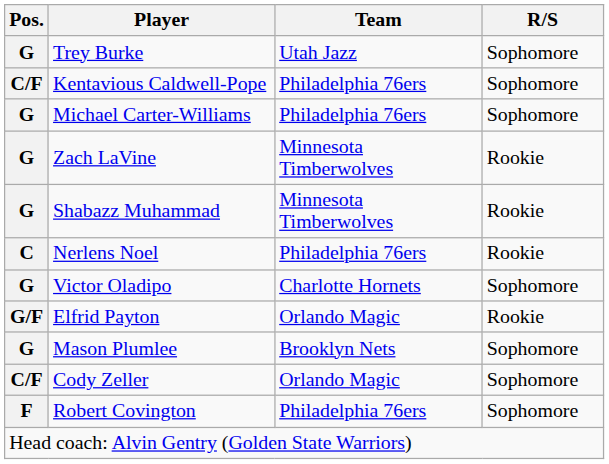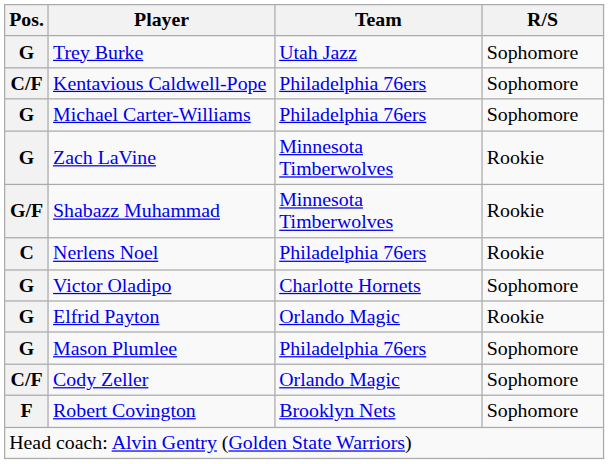(27, 211) G -> (27, 211) G/F
(27, 316) G/F -> (27, 316) G
(337, 348) Brooklyn Nets -> (353, 348) Philadelphia 76ers
(353, 410) Philadelphia 76ers -> (337, 410) Brooklyn Nets
